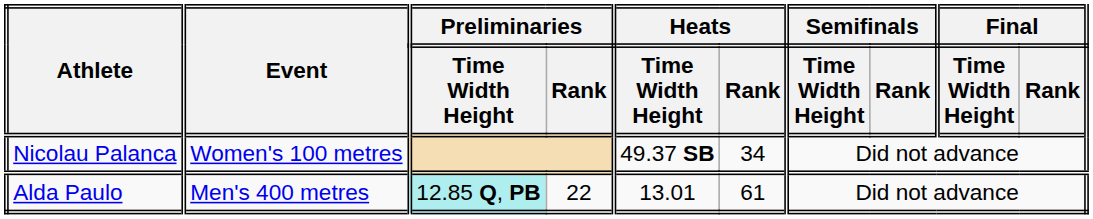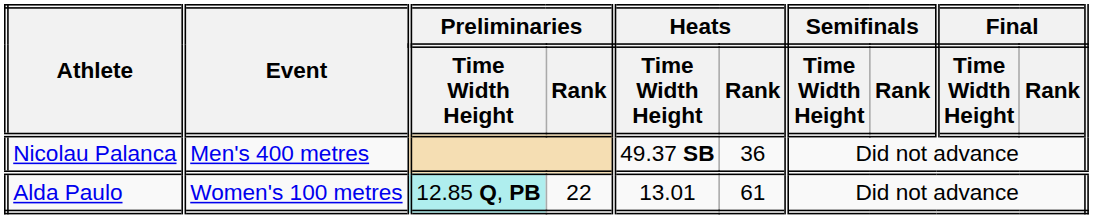(296, 154) Women's 100 metres -> (280, 154) Men's 400 metres
(753, 154) 34 -> (753, 154) 36
(280, 193) Men's 400 metres -> (296, 193) Women's 100 metres
